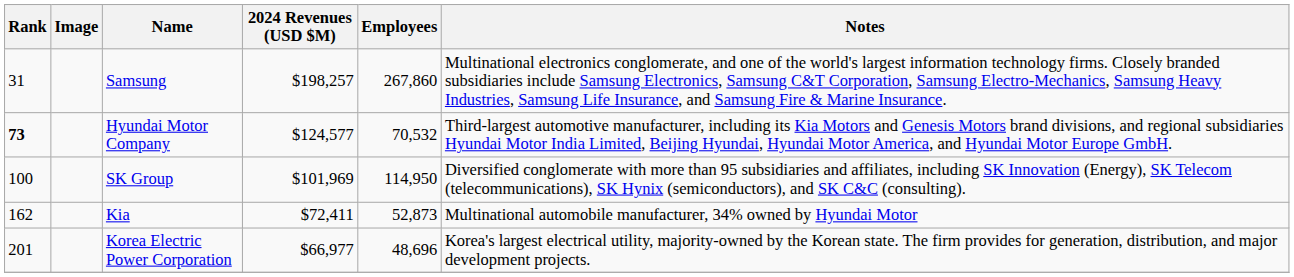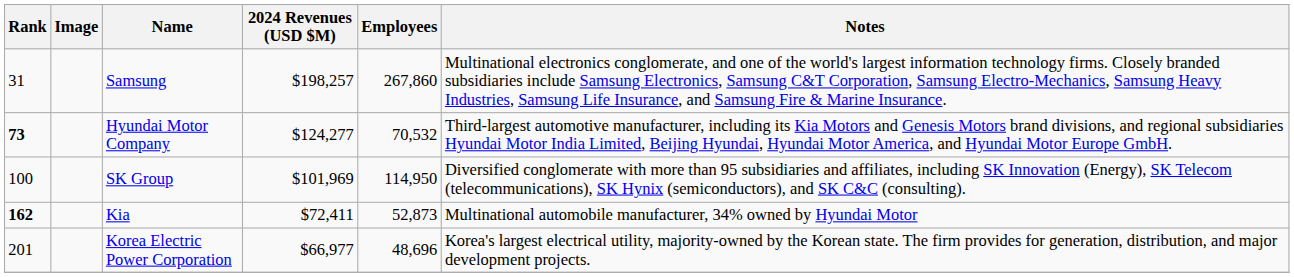(323, 134) $124,577 -> (323, 134) $124,277
(21, 214) normal -> (21, 214) bold
